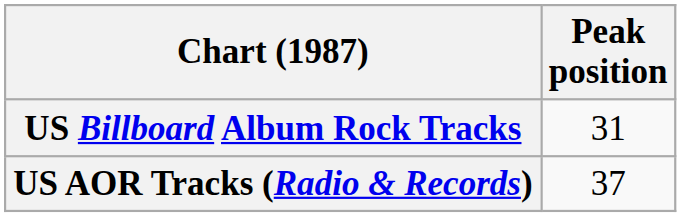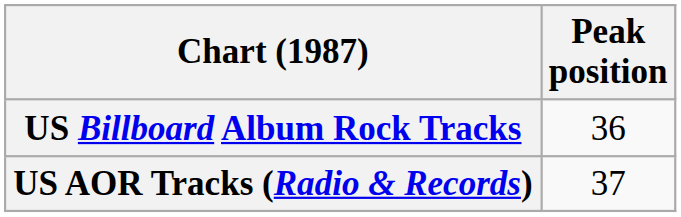(608, 127) 31 -> (608, 127) 36
